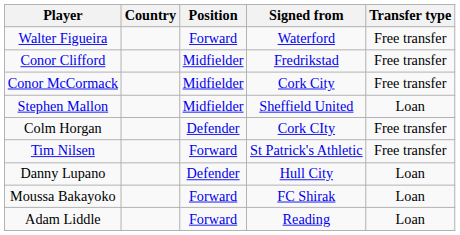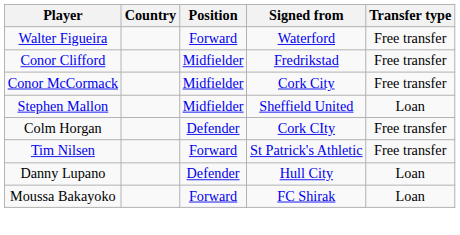- row: (63, 219)
